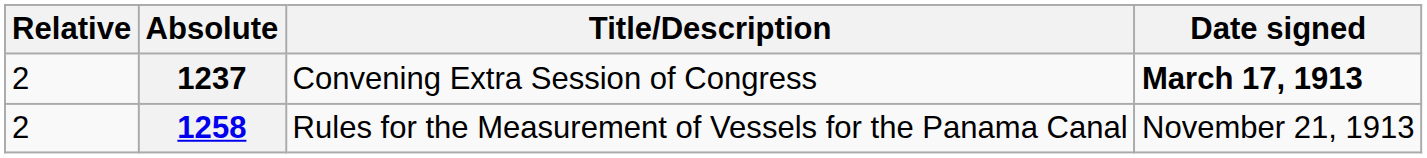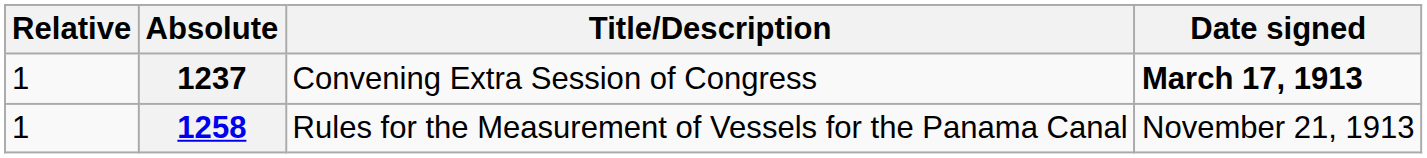(21, 78) 2 -> (21, 78) 1
(21, 127) 2 -> (21, 127) 1
